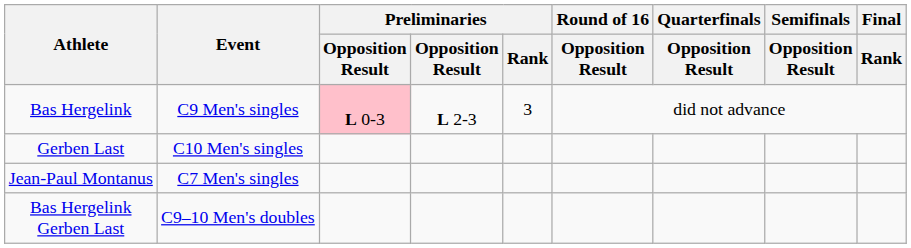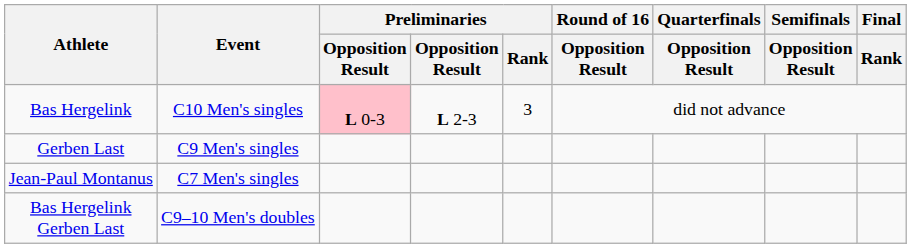(238, 109) C9 Men's singles -> (238, 109) C10 Men's singles
(238, 148) C10 Men's singles -> (238, 148) C9 Men's singles
